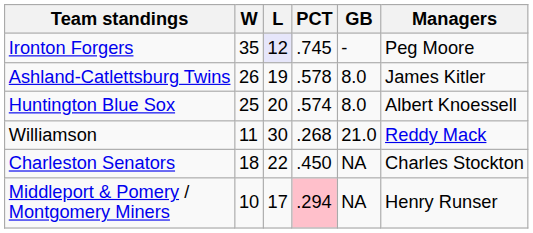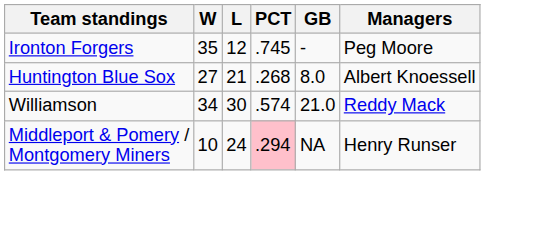(278, 47) lavender background -> (236, 47) no background
- row: (120, 76)
(249, 105) 25 -> (208, 76) 27
(278, 105) 20 -> (236, 76) 21
(314, 105) .574 -> (273, 76) .268
(248, 134) 11 -> (208, 105) 34
(314, 134) .268 -> (273, 105) .574
- row: (92, 163)
(278, 202) 17 -> (236, 144) 24
